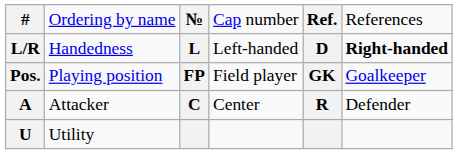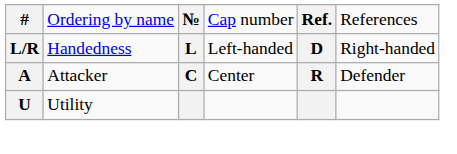(397, 47) bold -> (388, 47) normal
- row: (25, 76)
